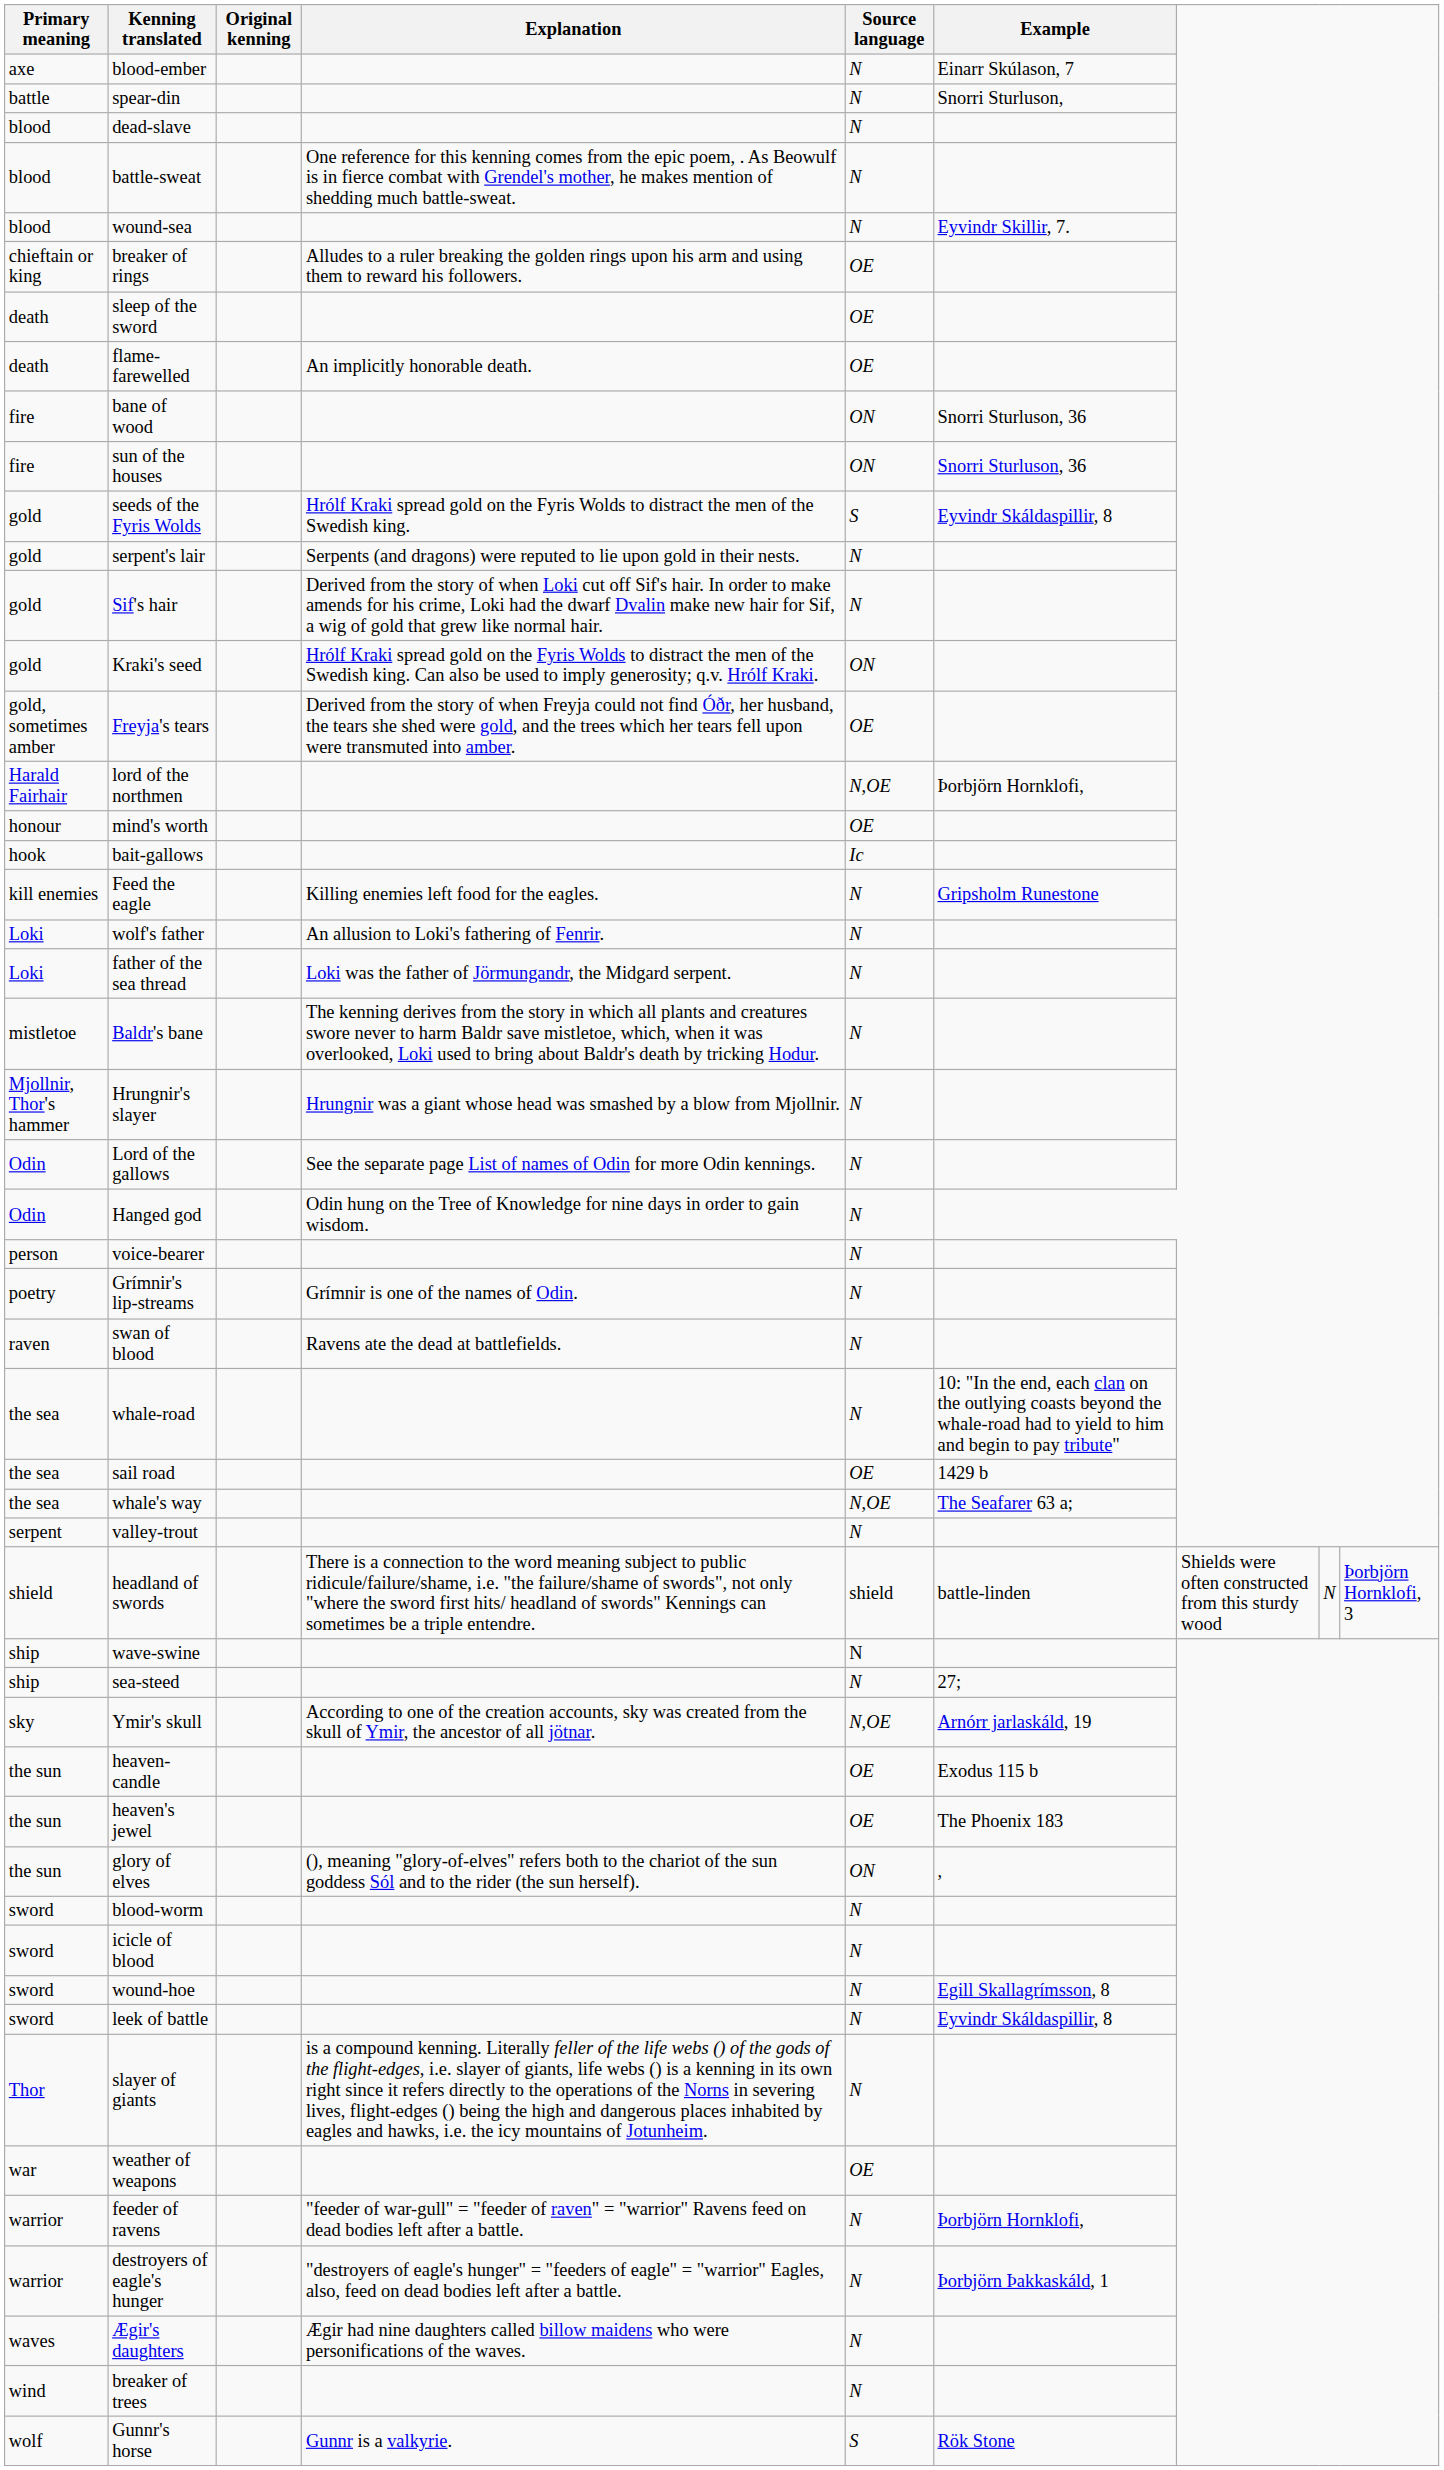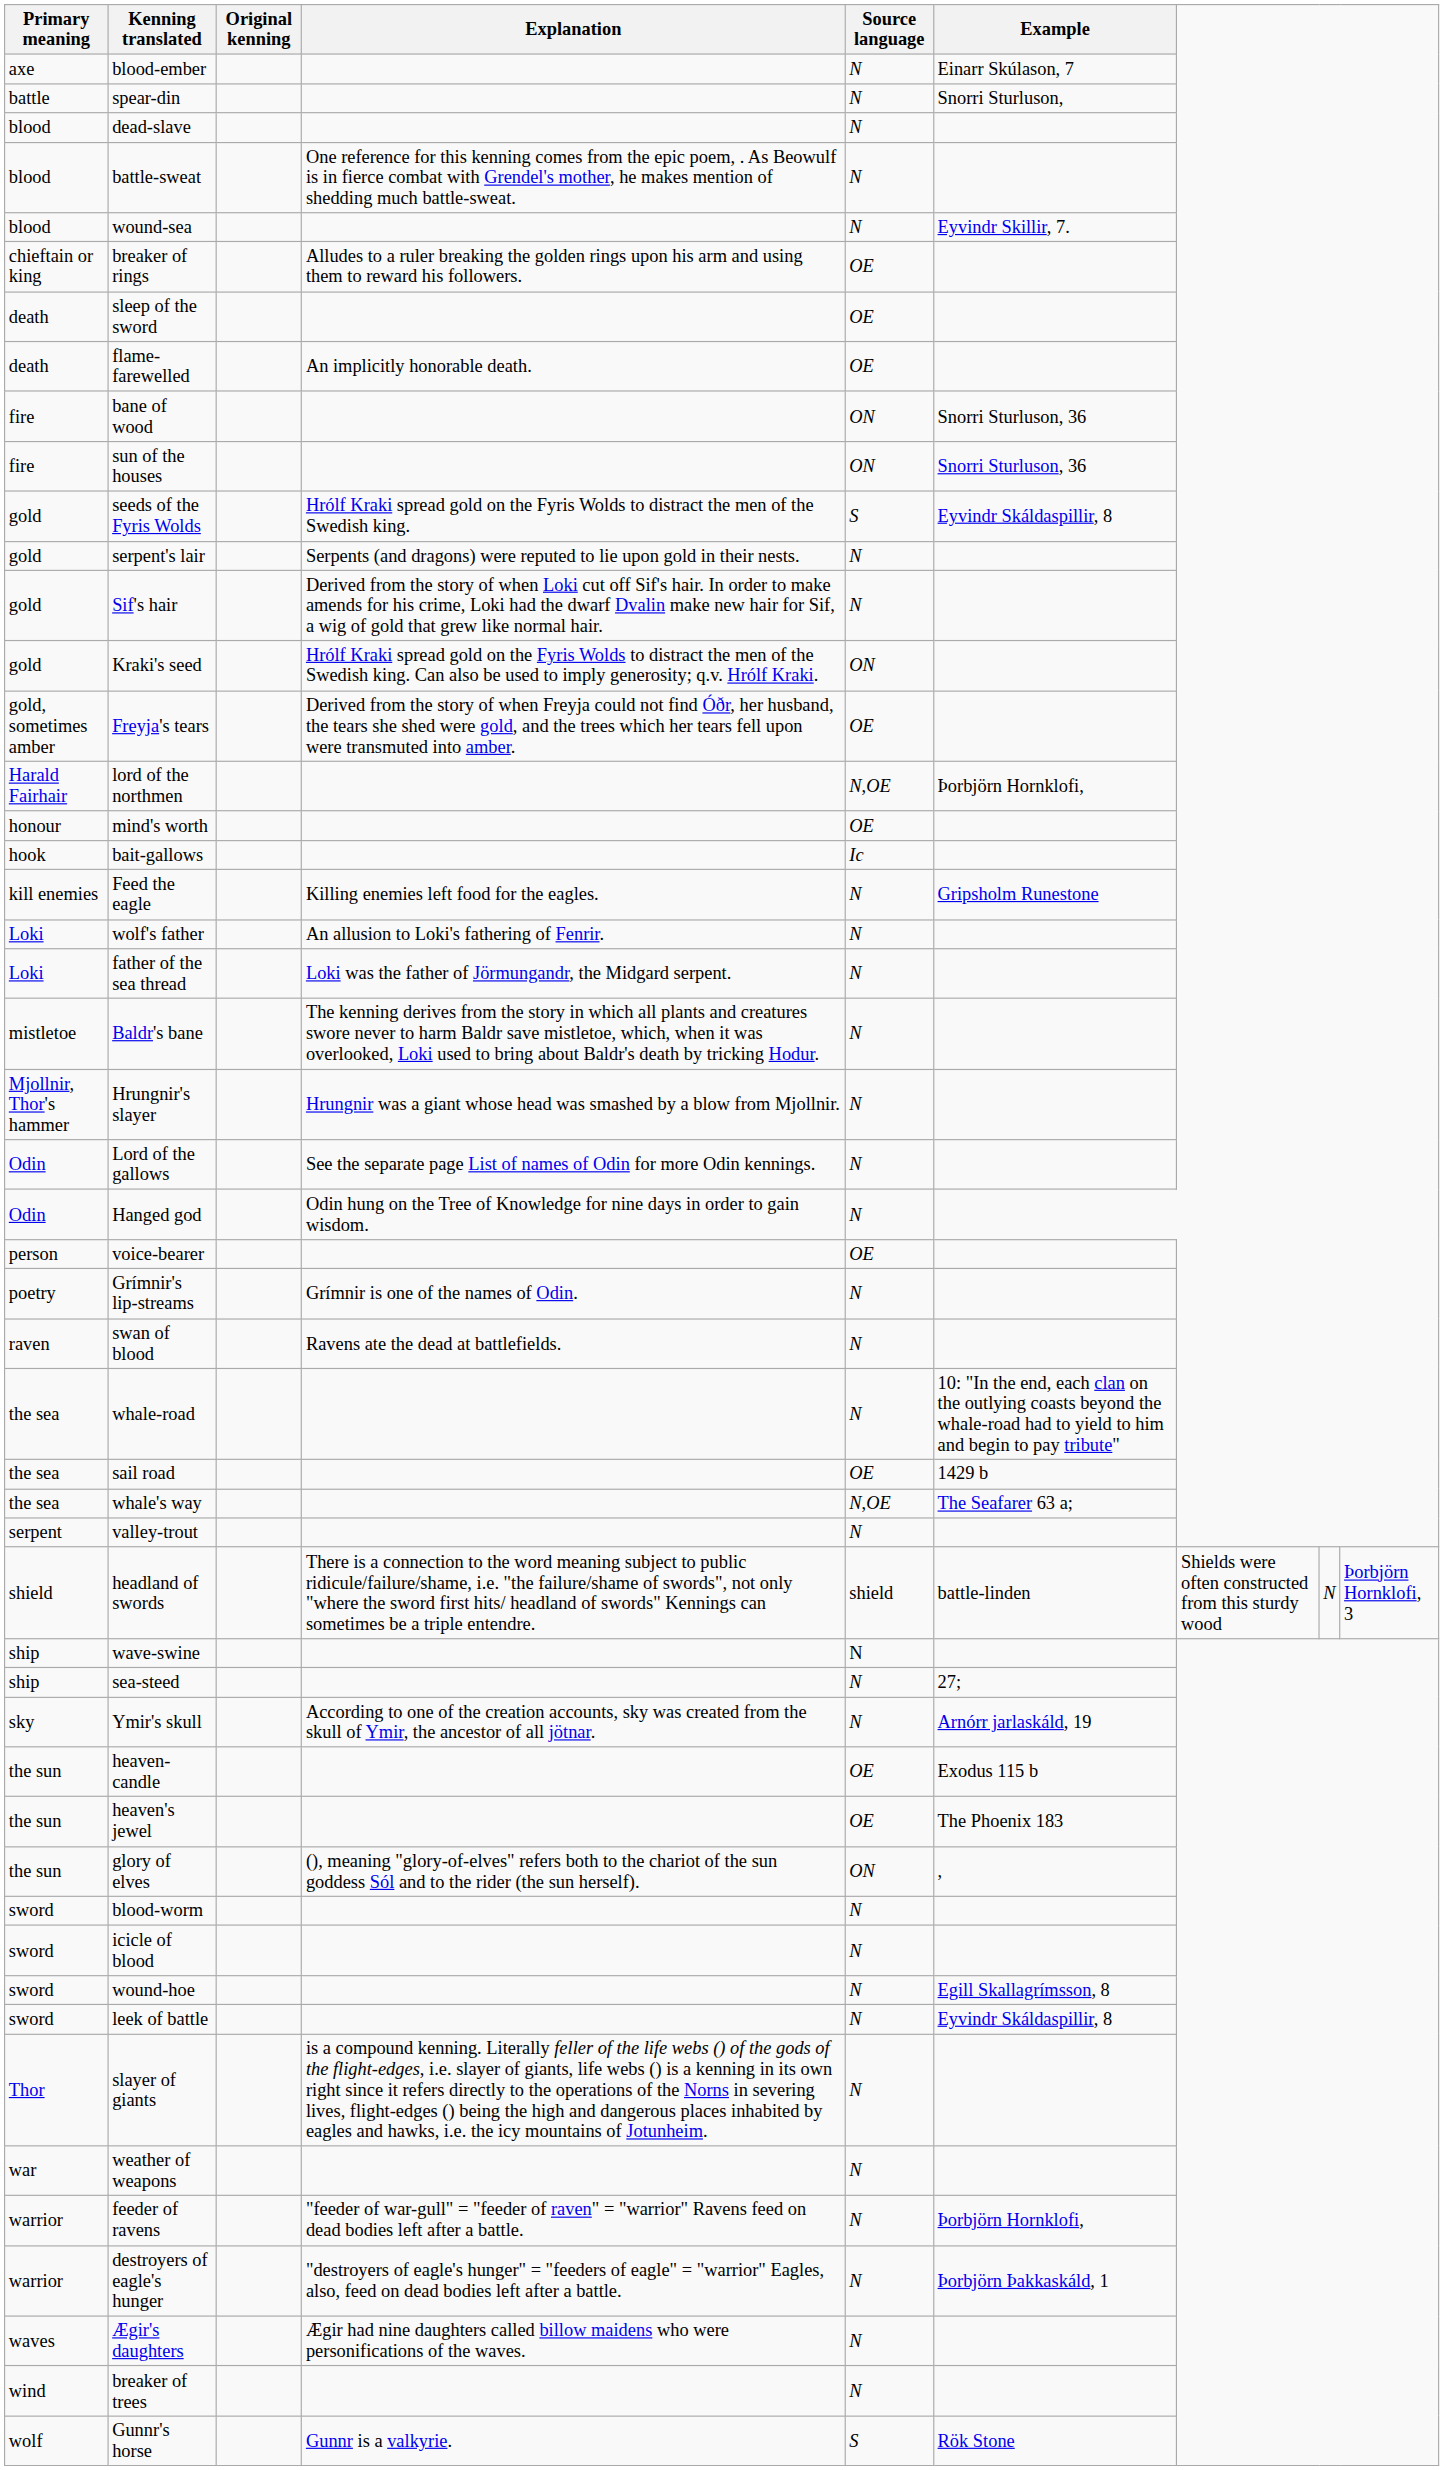(855, 1253) N -> (862, 1253) OE
(870, 1721) N,OE -> (855, 1721) N
(862, 2170) OE -> (855, 2170) N
